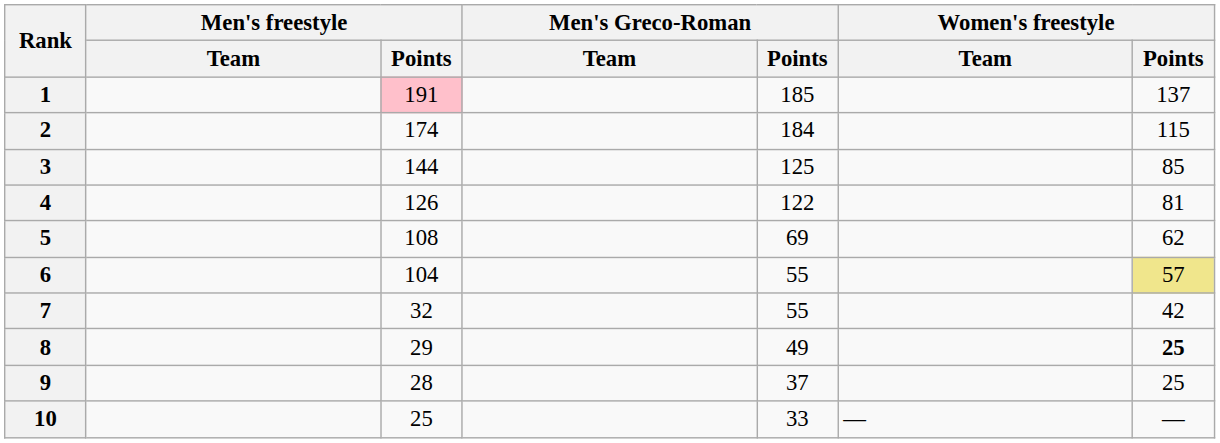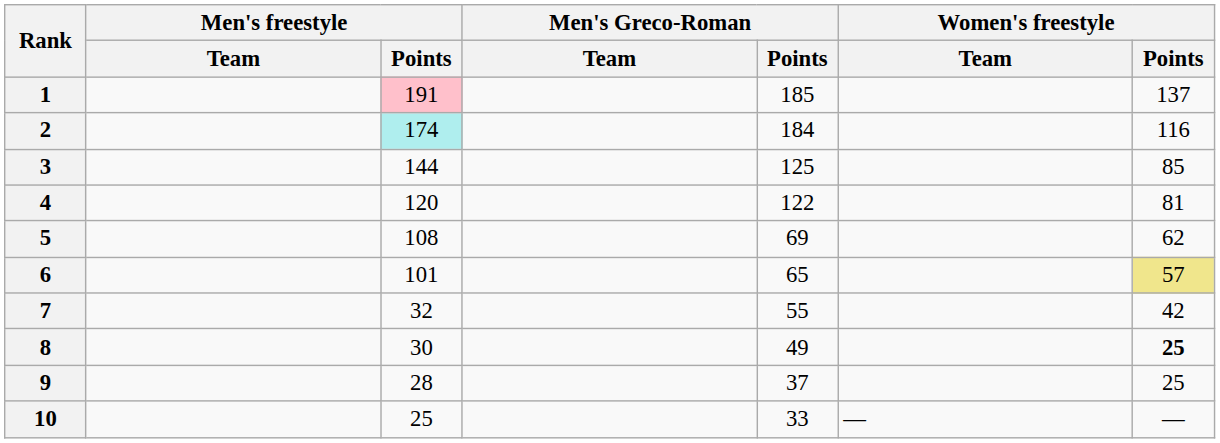(421, 130) no background -> (421, 130) paleturquoise background
(1173, 130) 115 -> (1173, 130) 116
(421, 202) 126 -> (421, 202) 120
(421, 274) 104 -> (421, 274) 101
(797, 274) 55 -> (797, 274) 65
(421, 346) 29 -> (421, 346) 30
